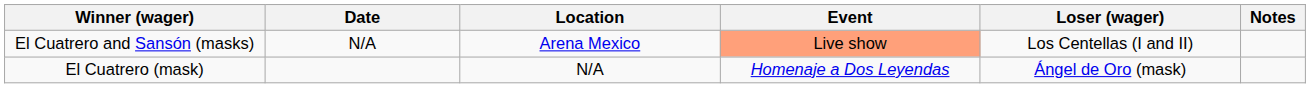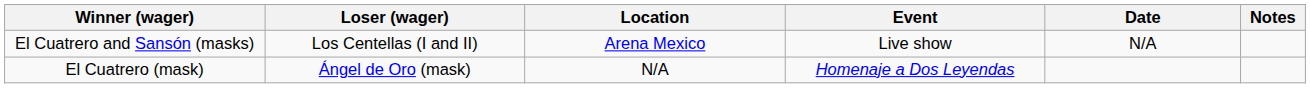columns swapped: (1110, 17) <-> (362, 17)
(850, 43) lightsalmon background -> (915, 43) no background
